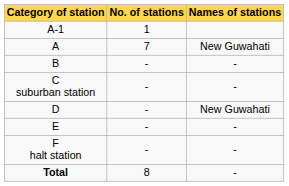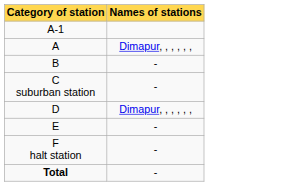- column: (147, 13)
(235, 47) New Guwahati -> (156, 47) Dimapur, , , , , ,
(235, 110) New Guwahati -> (156, 110) Dimapur, , , , , ,
